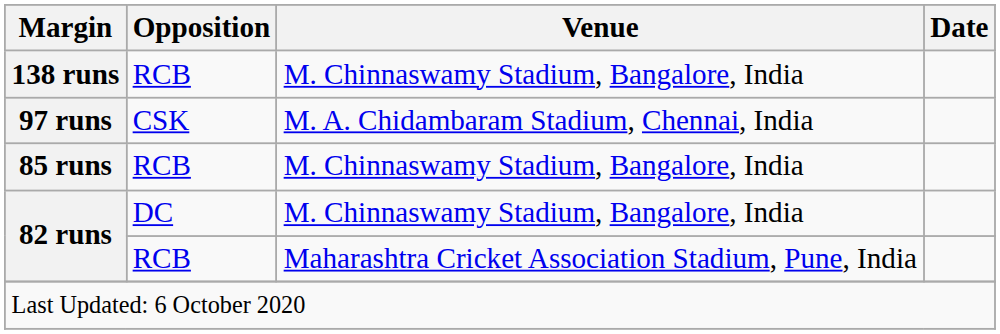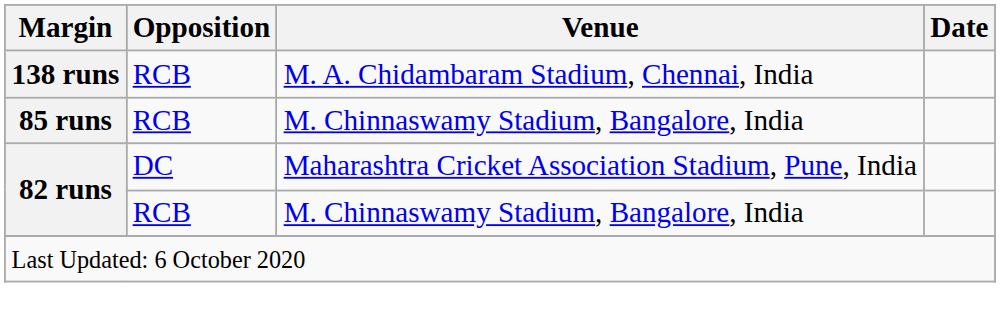(544, 73) M. Chinnaswamy Stadium, Bangalore, India -> (549, 73) M. A. Chidambaram Stadium, Chennai, India
- row: (65, 119)
(544, 212) M. Chinnaswamy Stadium, Bangalore, India -> (600, 166) Maharashtra Cricket Association Stadium, Pune, India
(600, 258) Maharashtra Cricket Association Stadium, Pune, India -> (544, 212) M. Chinnaswamy Stadium, Bangalore, India
